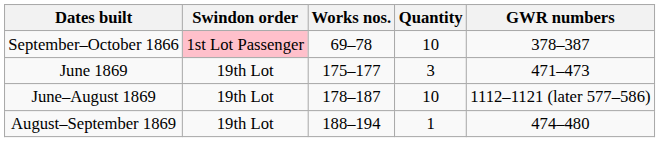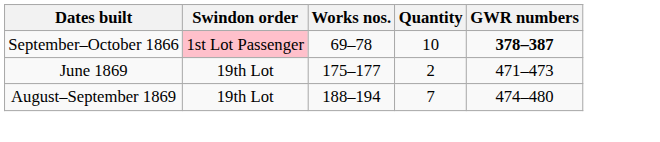(560, 44) normal -> (525, 44) bold
(431, 70) 3 -> (431, 70) 2
- row: (94, 96)
(431, 123) 1 -> (431, 96) 7
